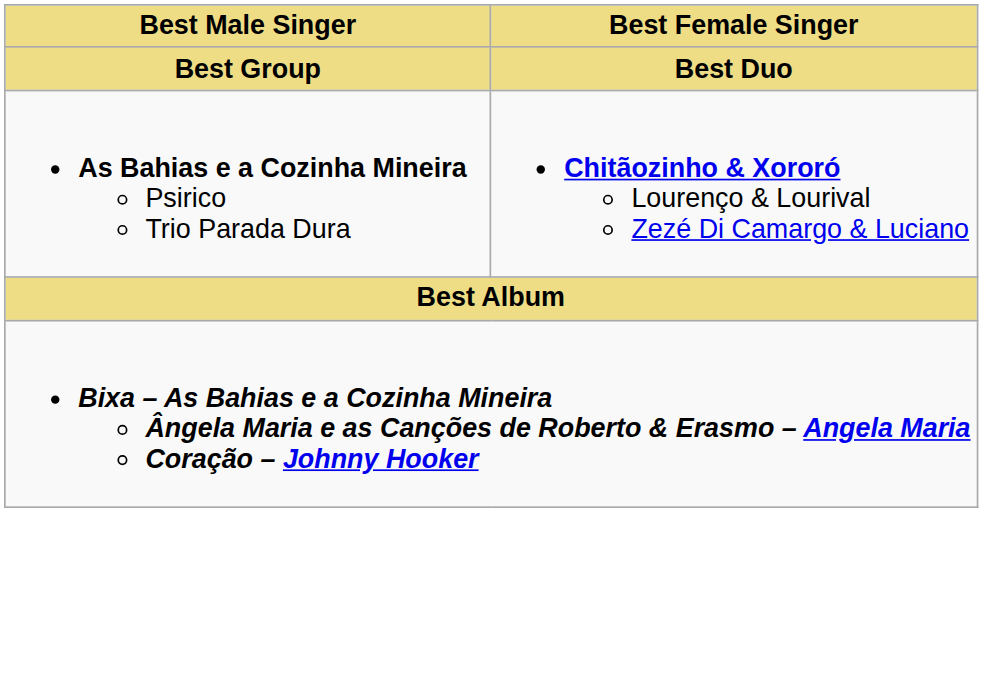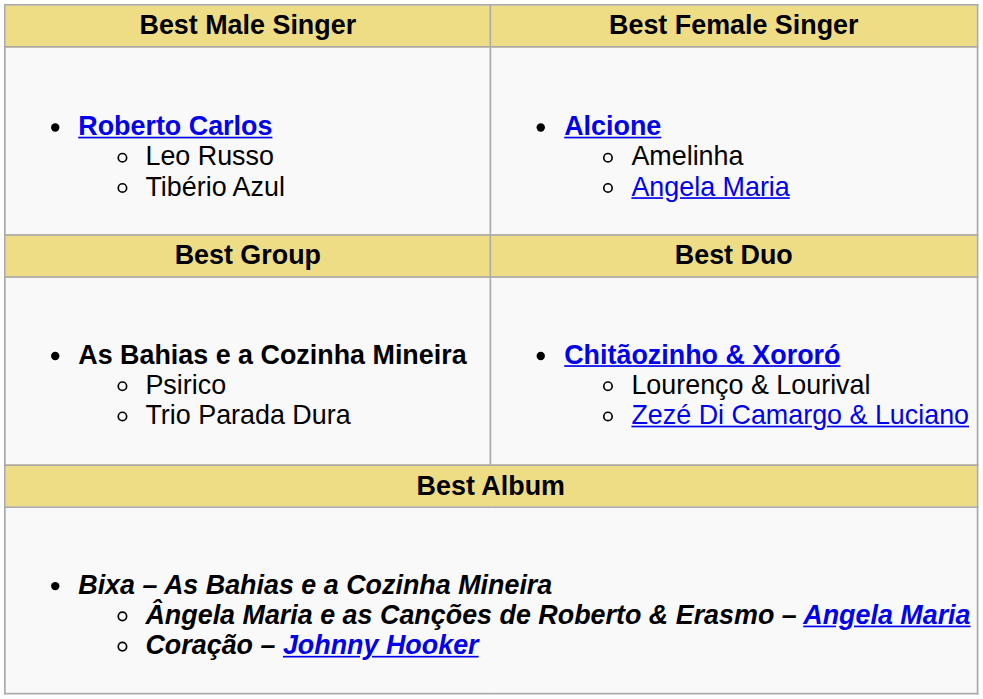+ row: (248, 156)
